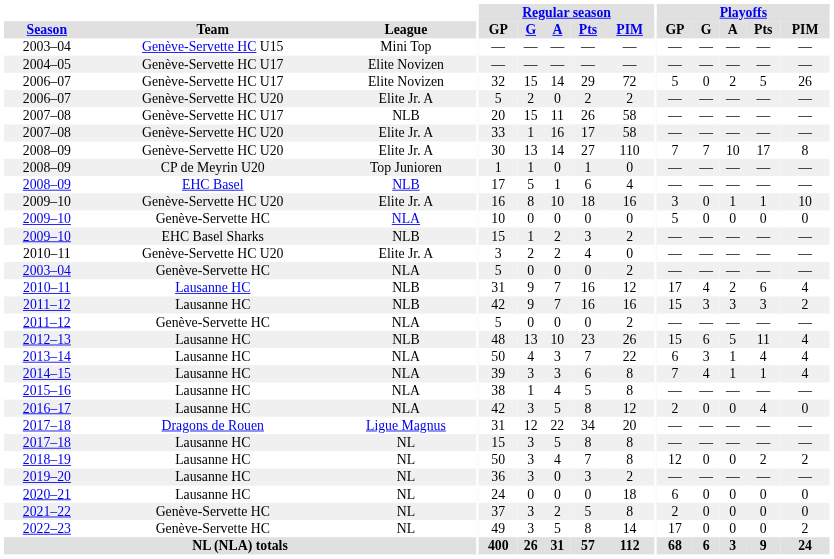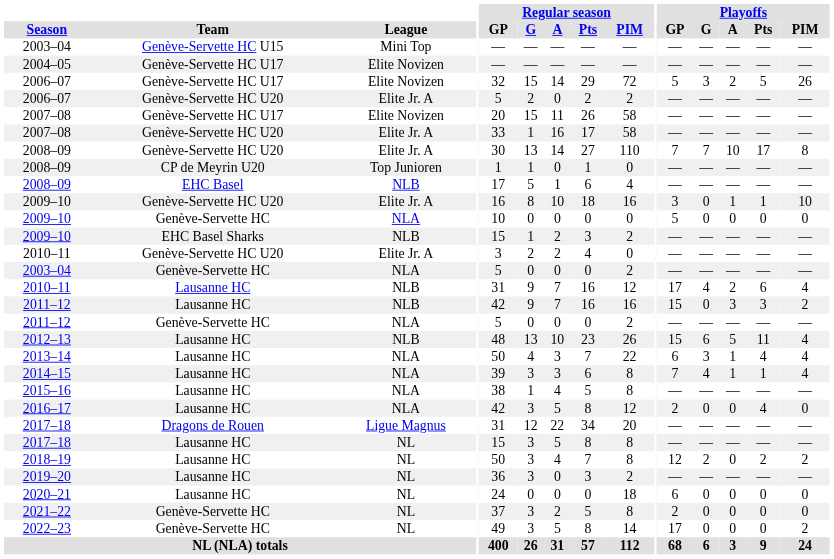(706, 81) 0 -> (706, 81) 3
(406, 115) NLB -> (406, 115) Elite Novizen
(706, 305) 3 -> (706, 305) 0
(706, 459) 0 -> (706, 459) 2
